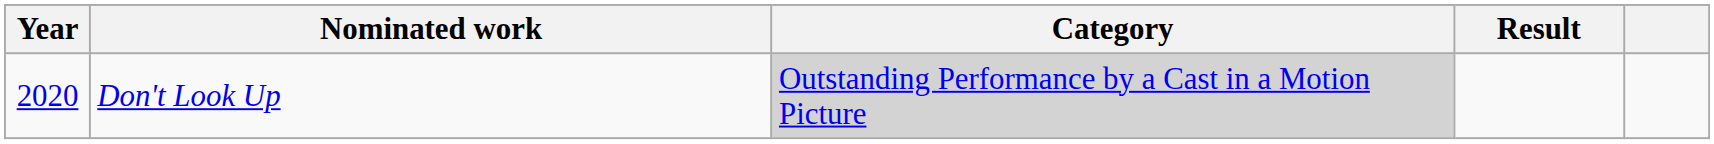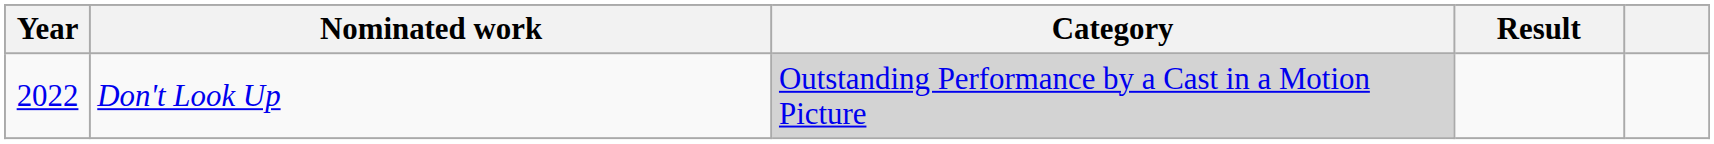(48, 95) 2020 -> (48, 95) 2022
